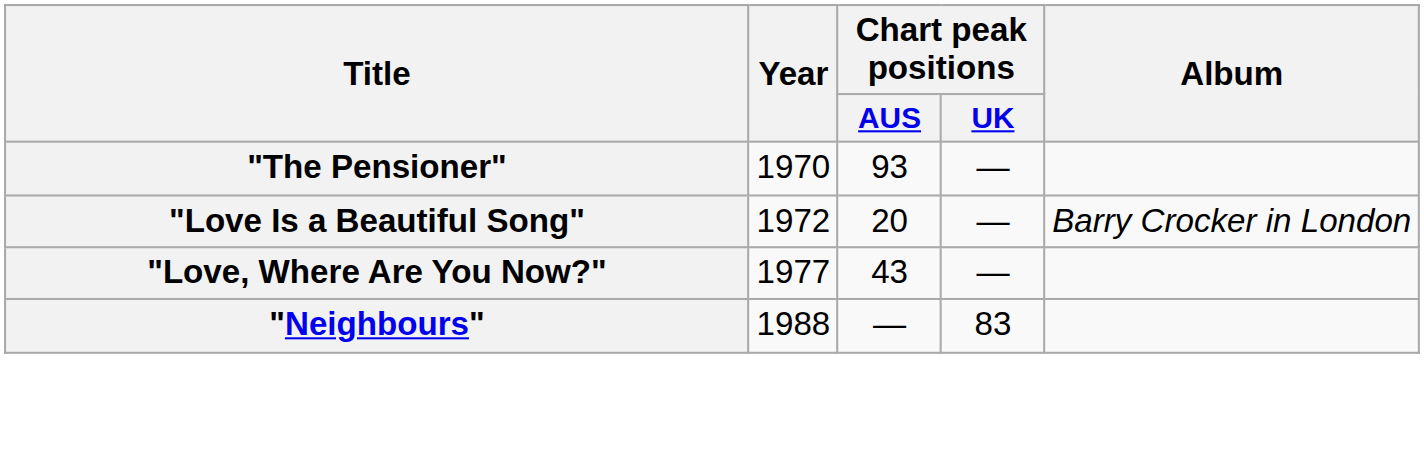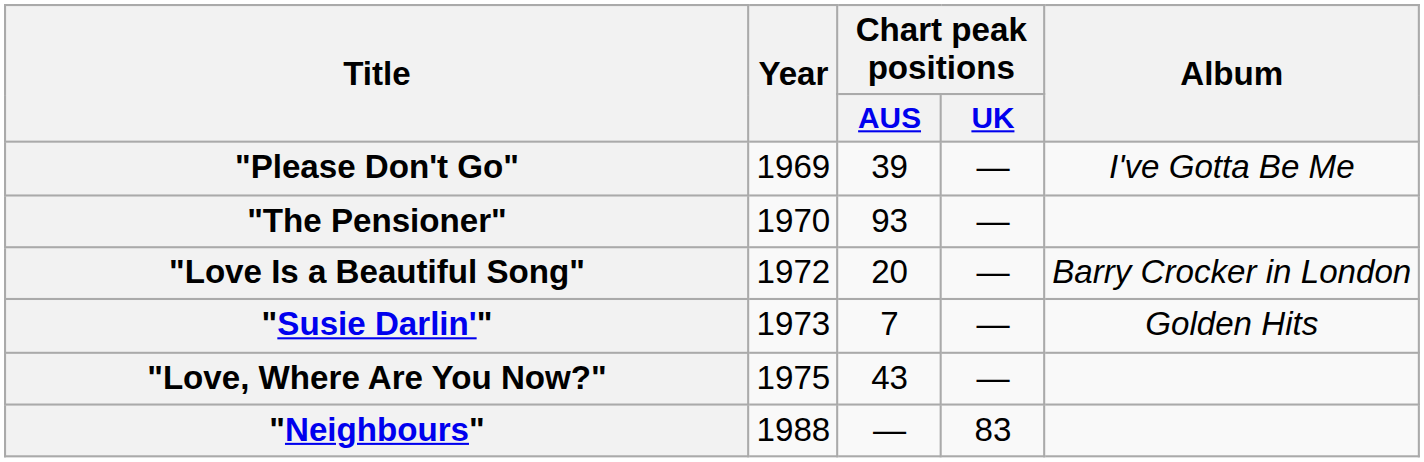+ row: (377, 167)
+ row: (377, 325)
(793, 272) 1977 -> (793, 377) 1975
